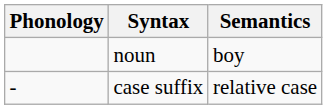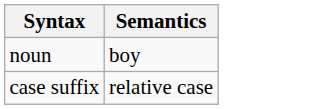- column: (57, 21)
